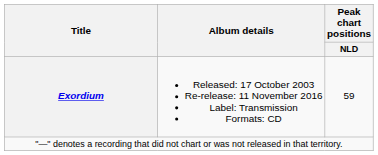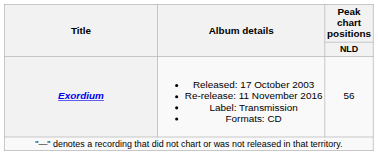(349, 96) 59 -> (349, 96) 56
